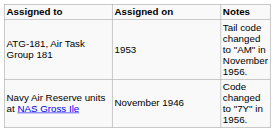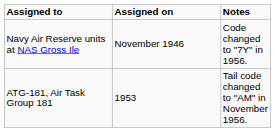rows swapped: (56, 103) <-> (46, 49)
